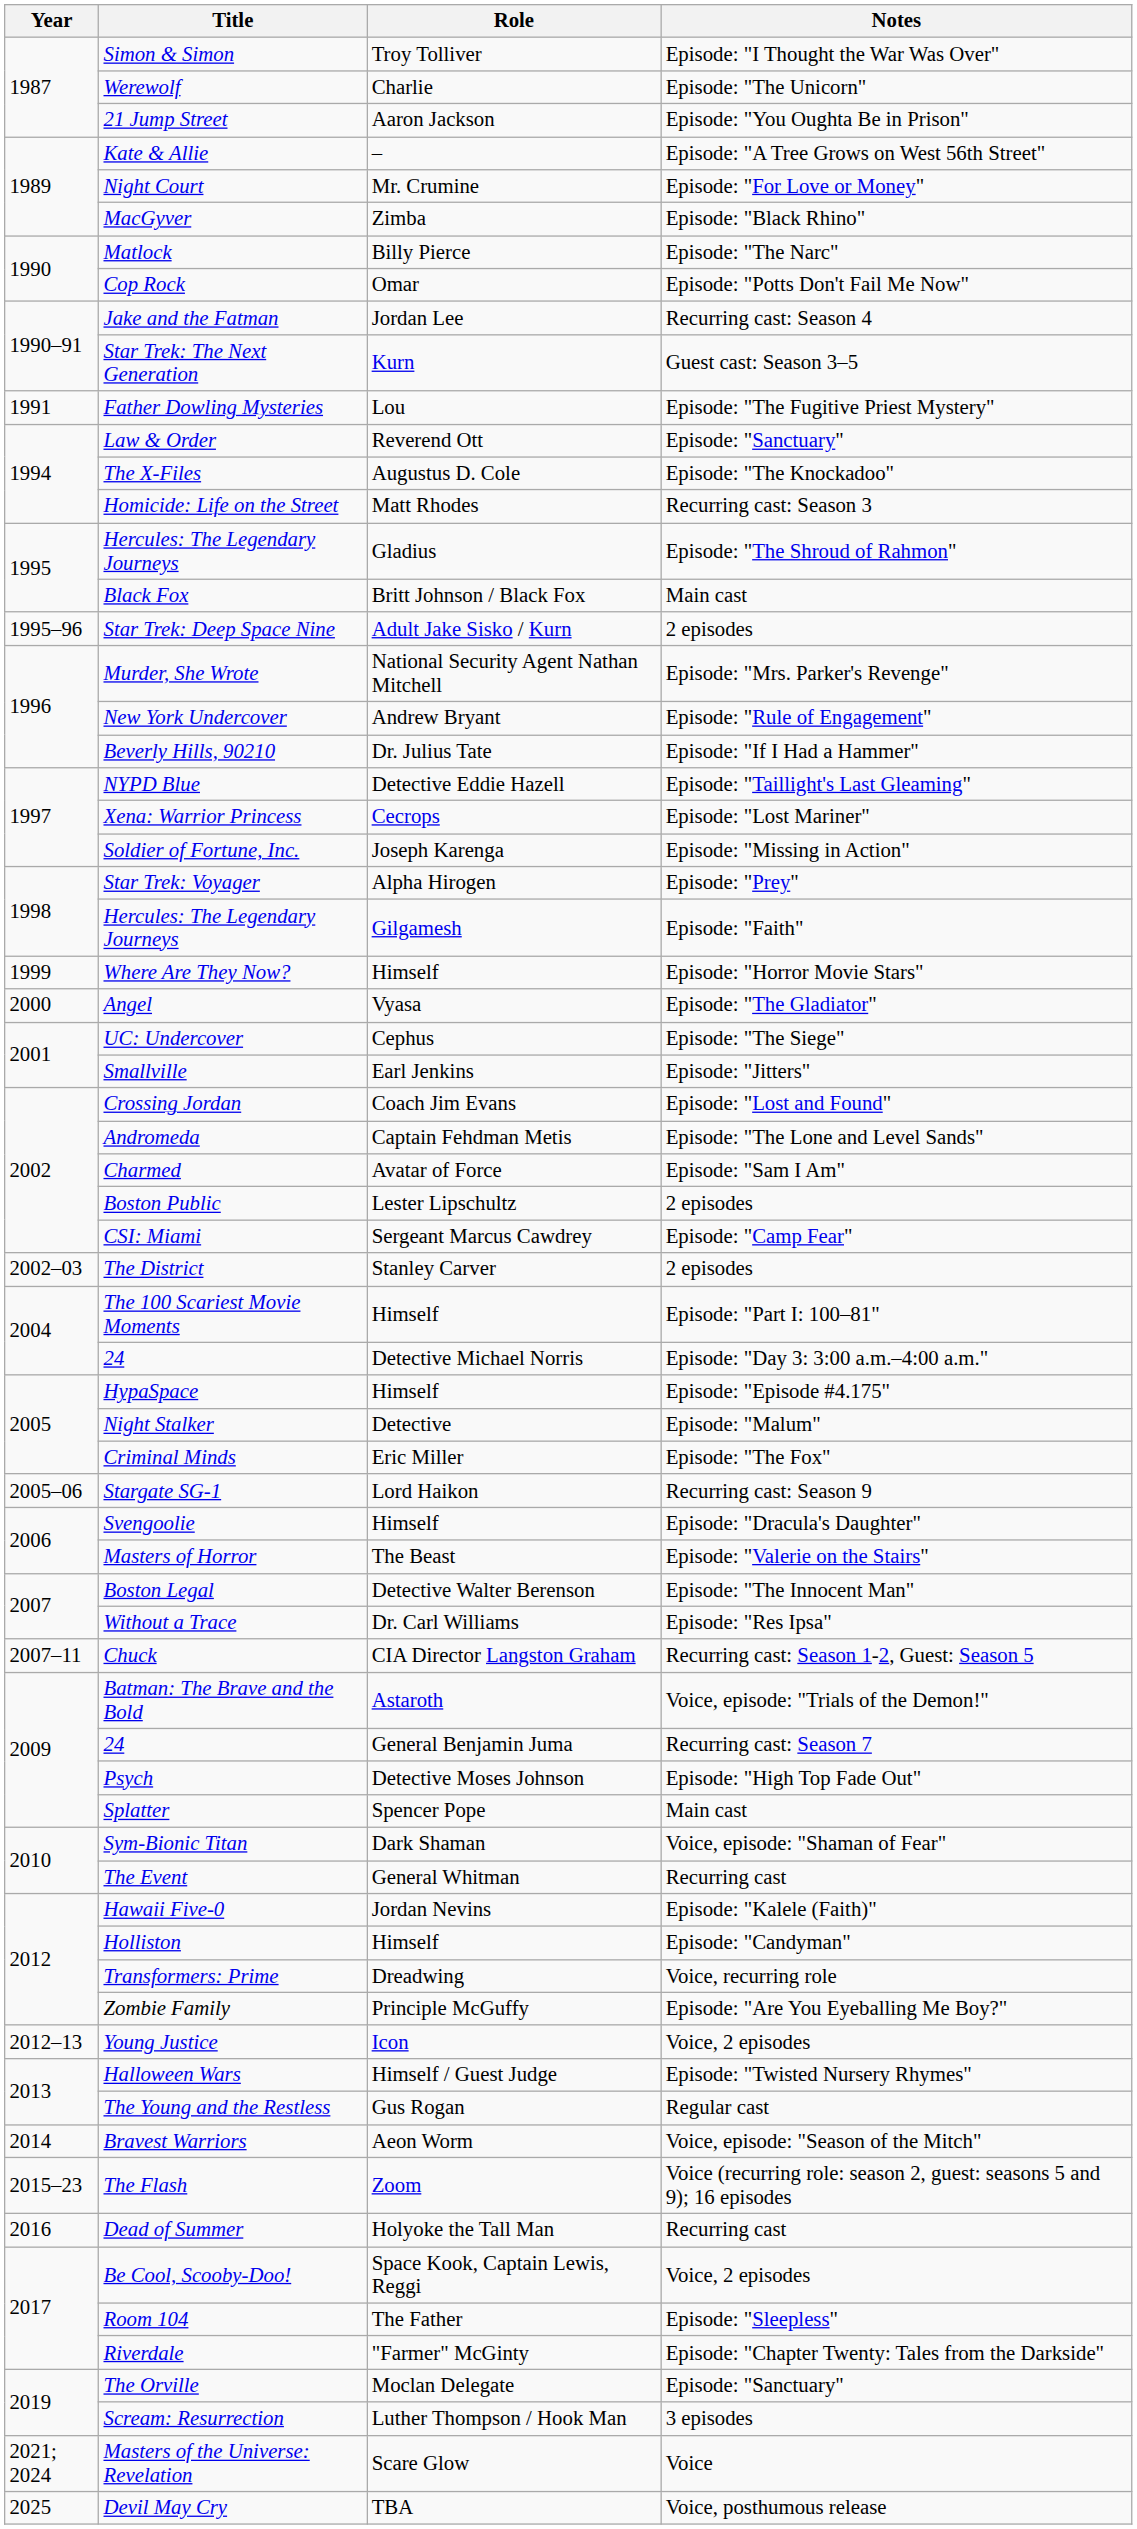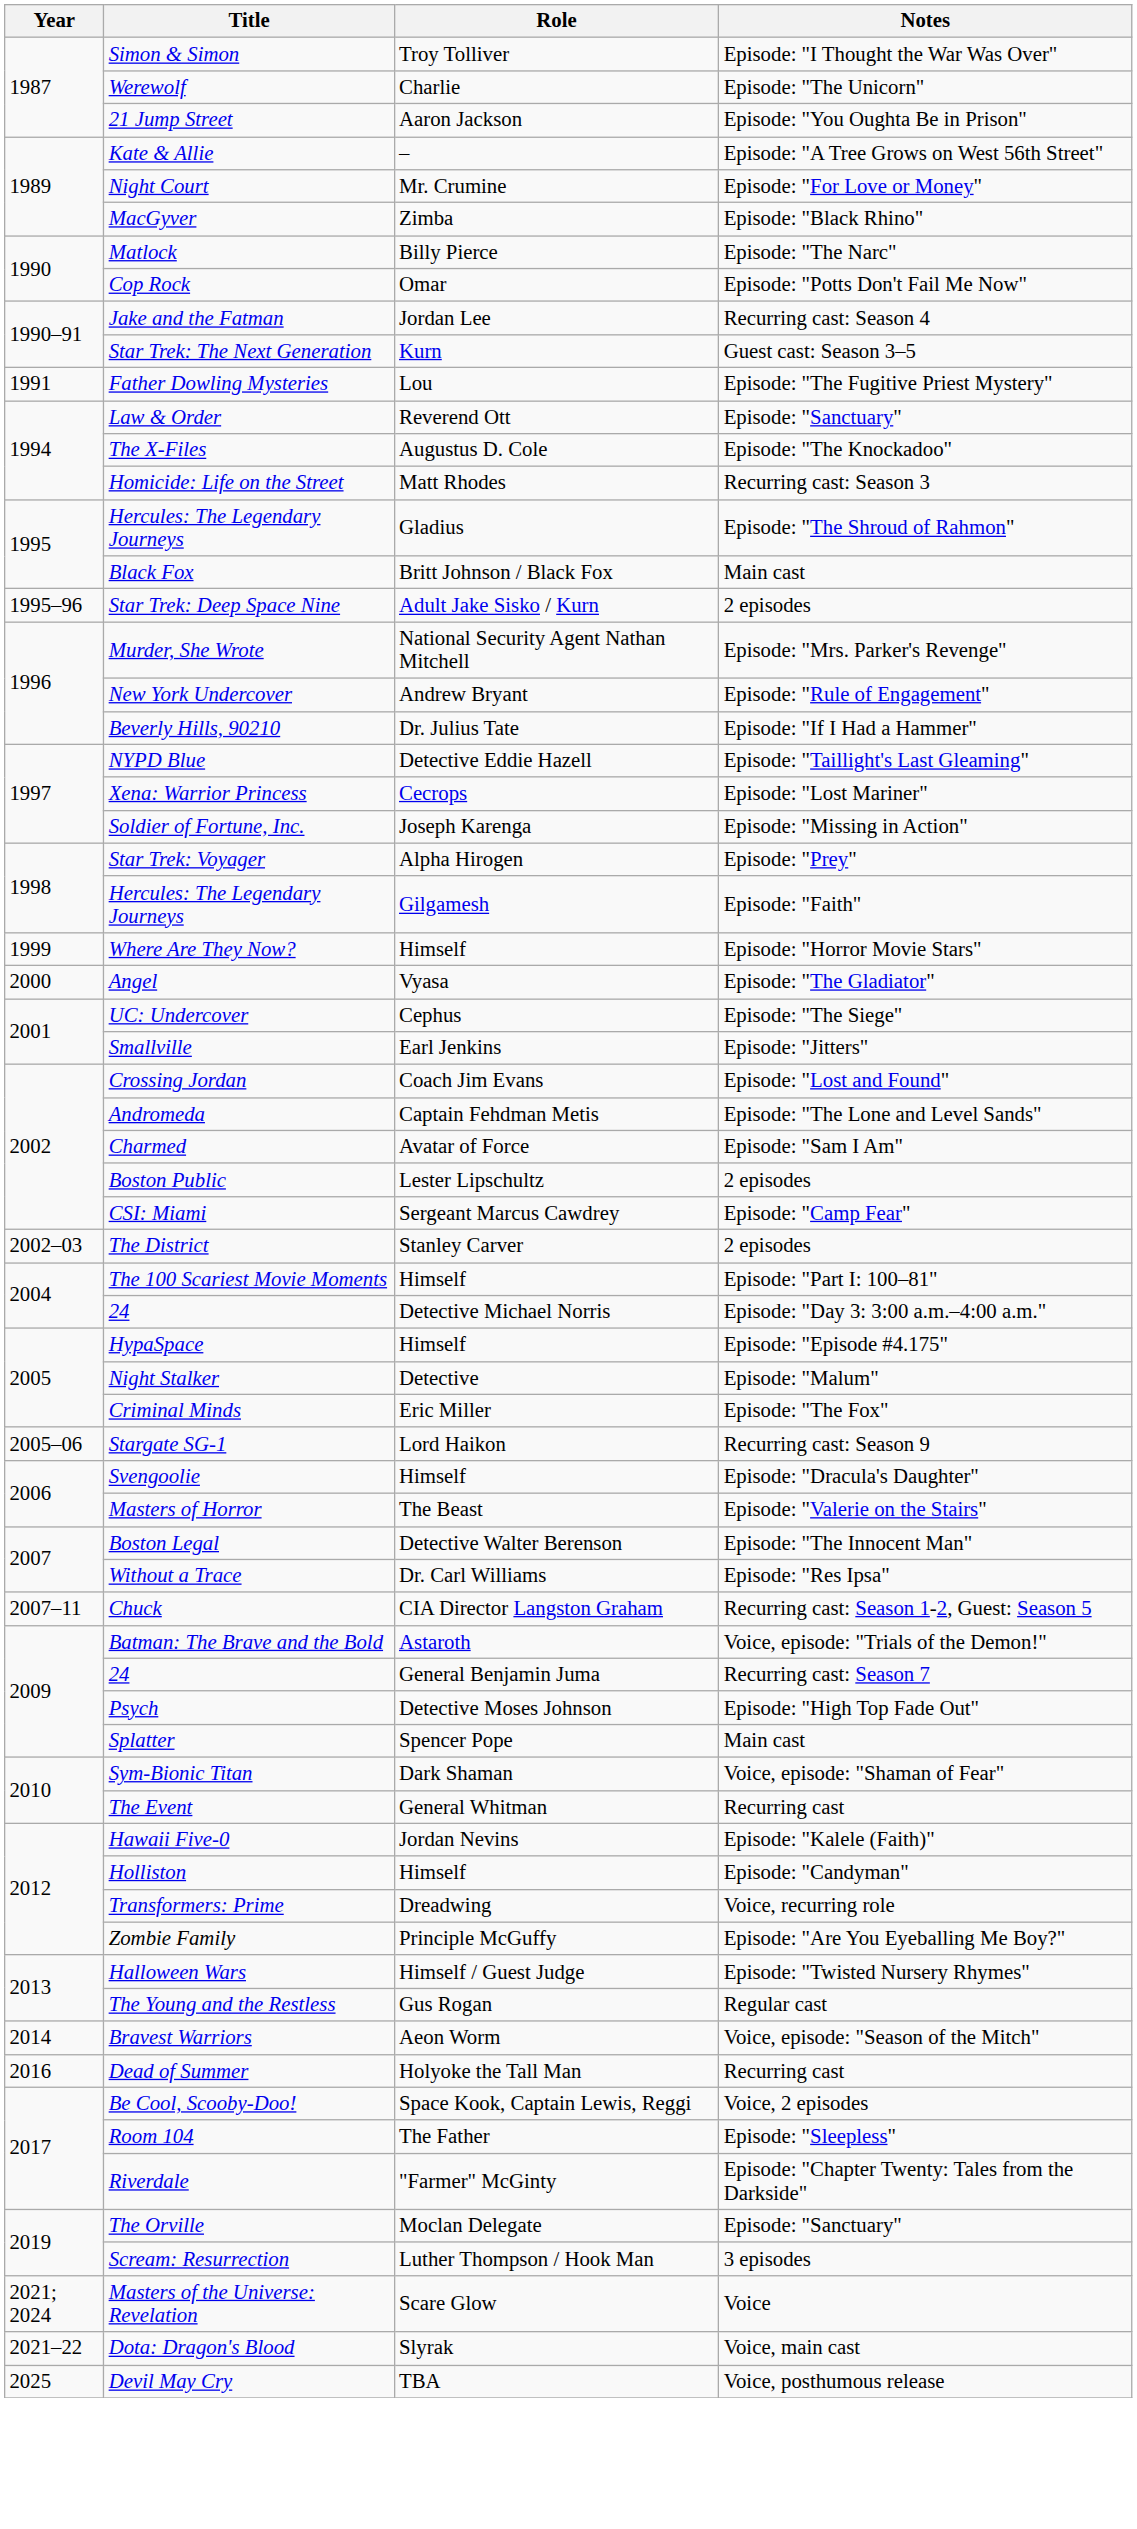- row: (161, 2041)
- row: (145, 2185)
+ row: (202, 2348)
